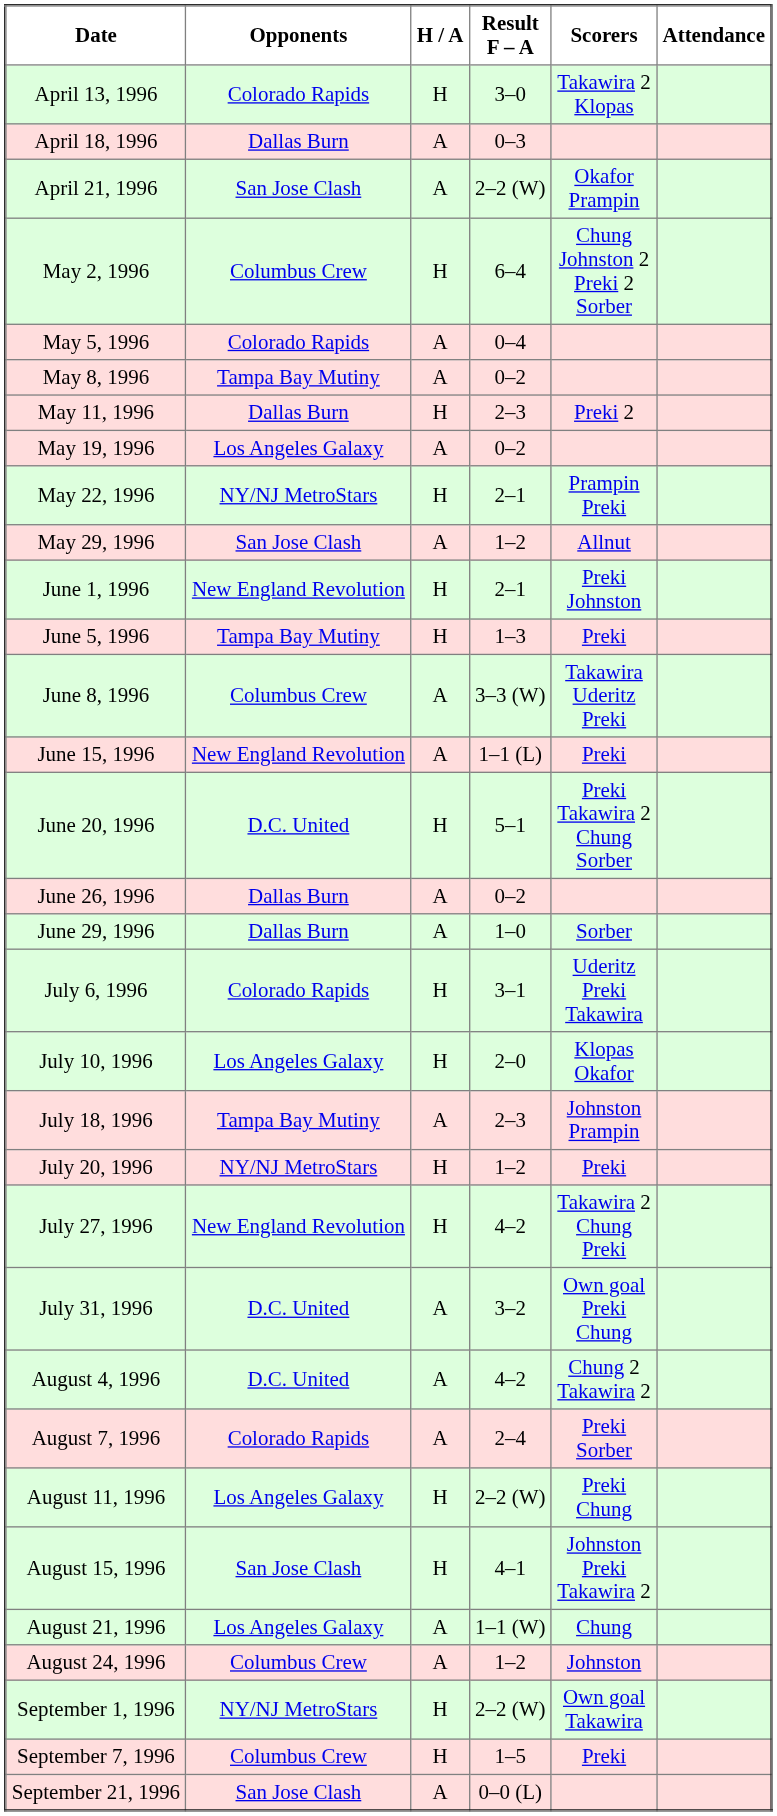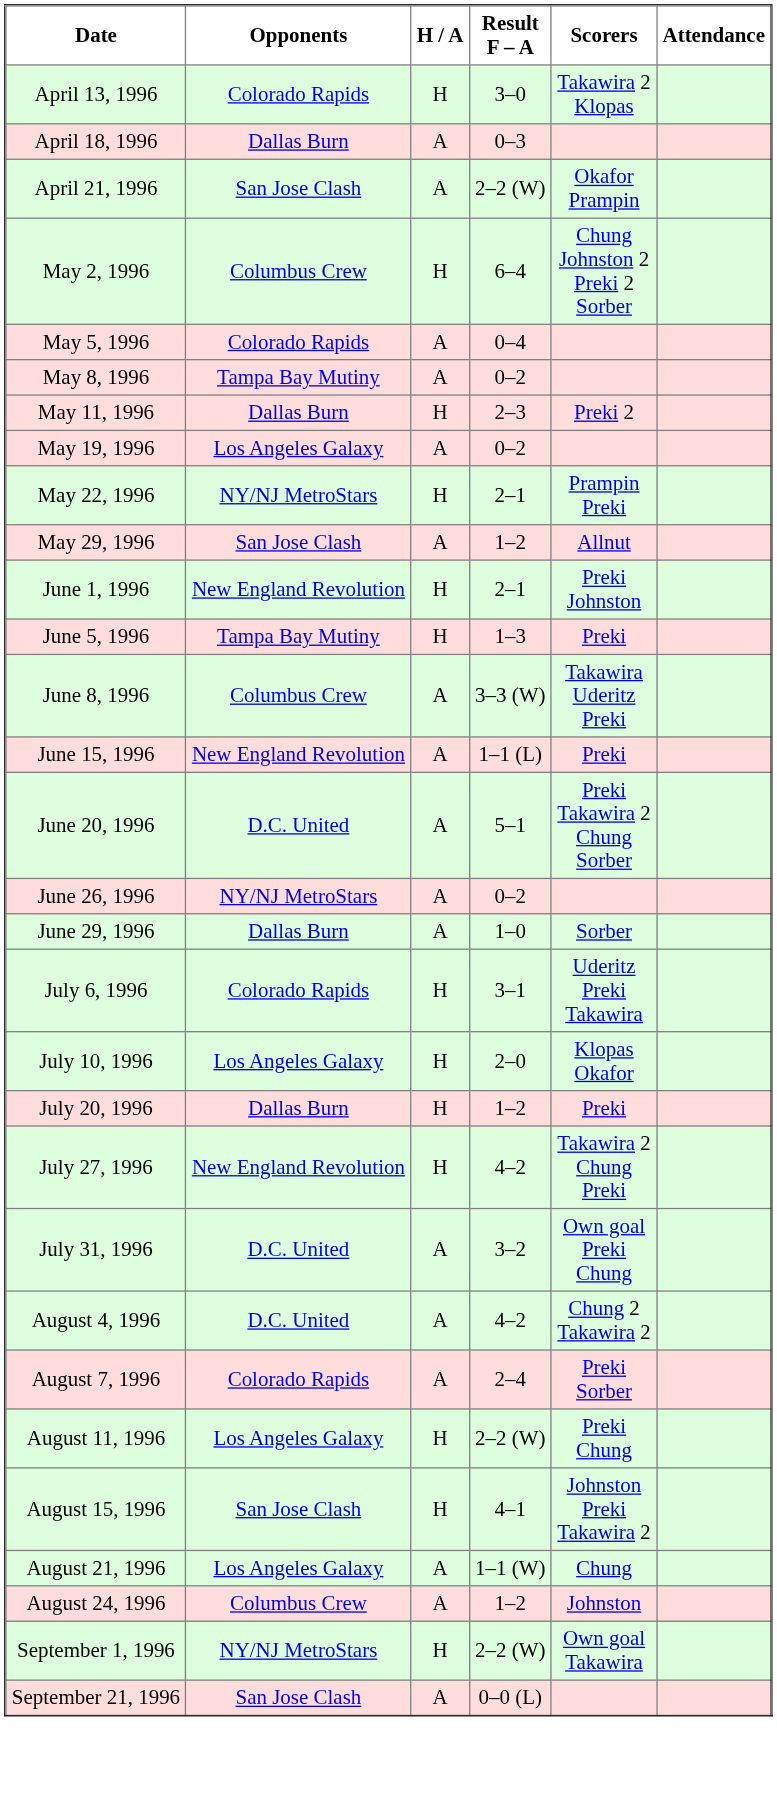(440, 825) H -> (440, 825) A
(298, 895) Dallas Burn -> (298, 895) NY/NJ MetroStars
- row: (96, 1119)
(298, 1167) NY/NJ MetroStars -> (298, 1108) Dallas Burn
- row: (96, 1756)
